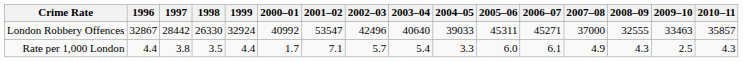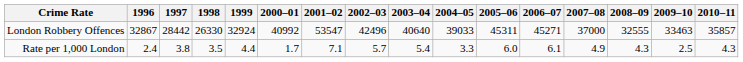(150, 48) 4.4 -> (150, 48) 2.4
